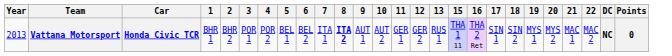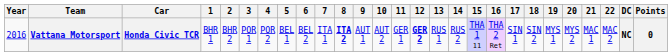+ column: (458, 11)
(16, 35) 2013 -> (16, 35) 2016
(420, 35) normal -> (420, 35) bold
